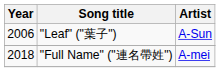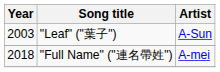(21, 34) 2006 -> (21, 34) 2003
